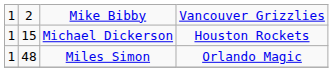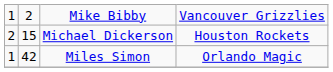(11, 36) 1 -> (11, 36) 2
(29, 56) 48 -> (29, 56) 42
